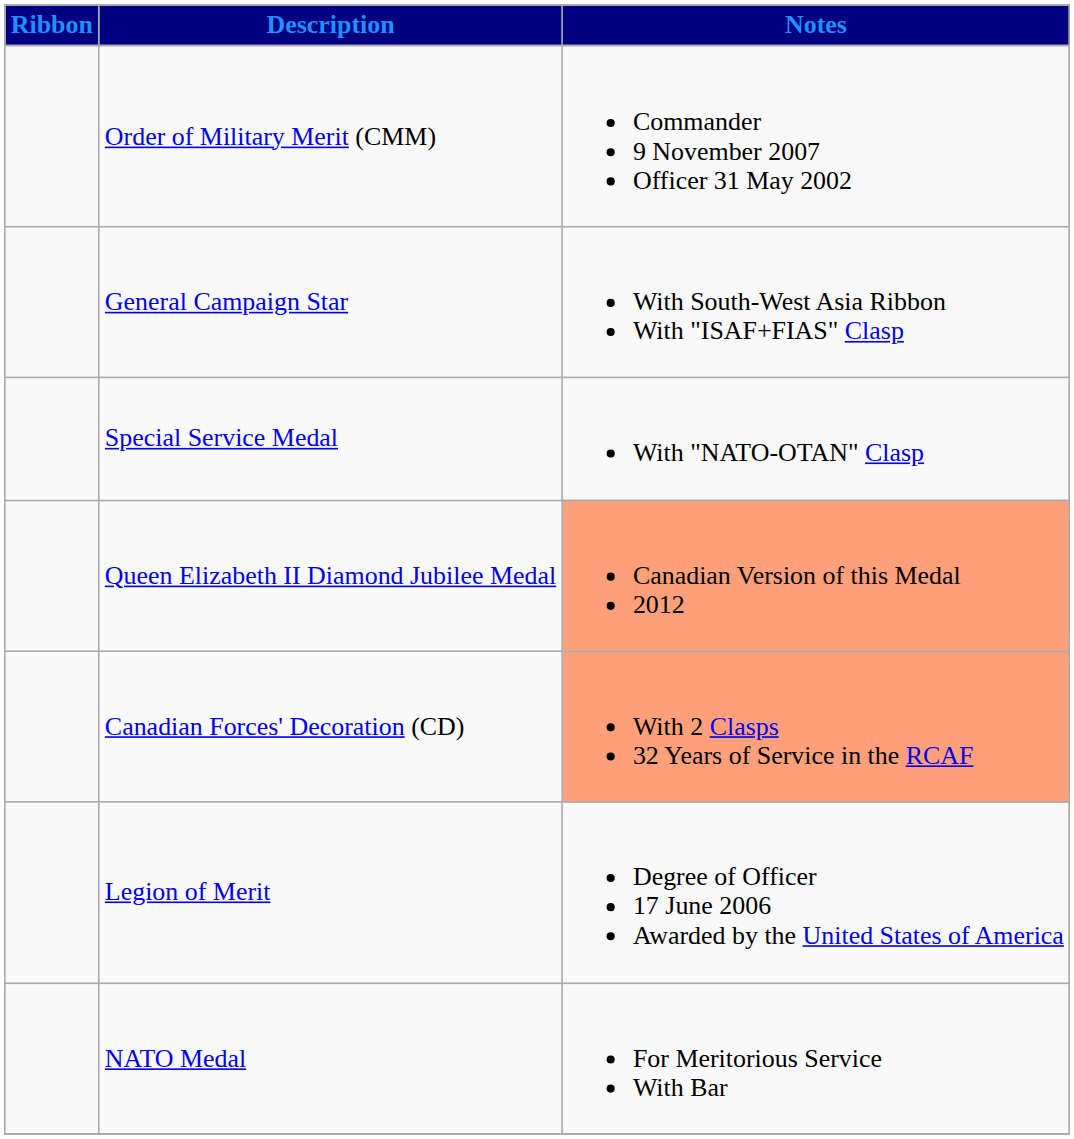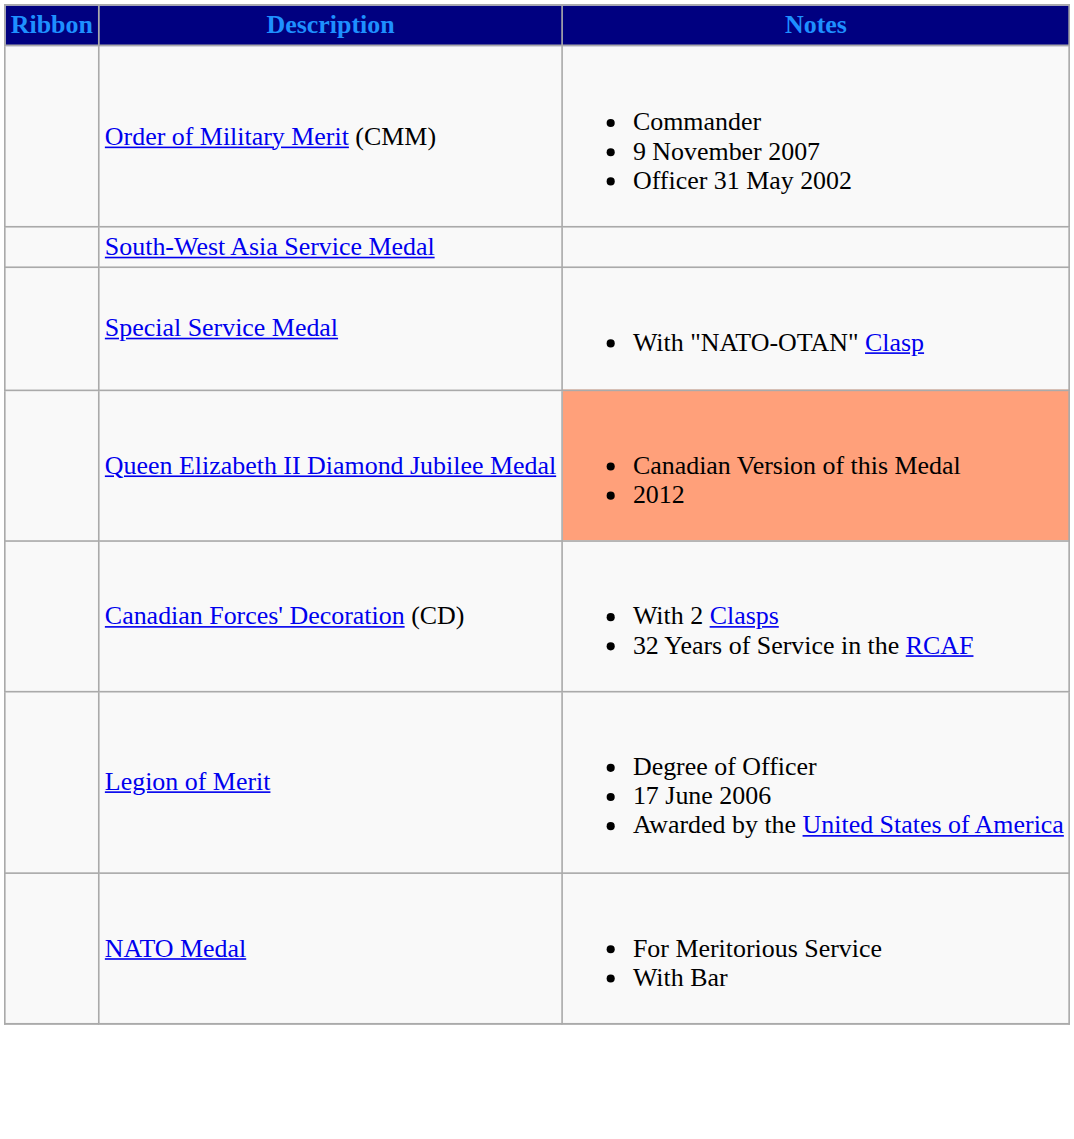+ row: (270, 246)
- row: (227, 301)
(816, 741) lightsalmon background -> (816, 631) no background
